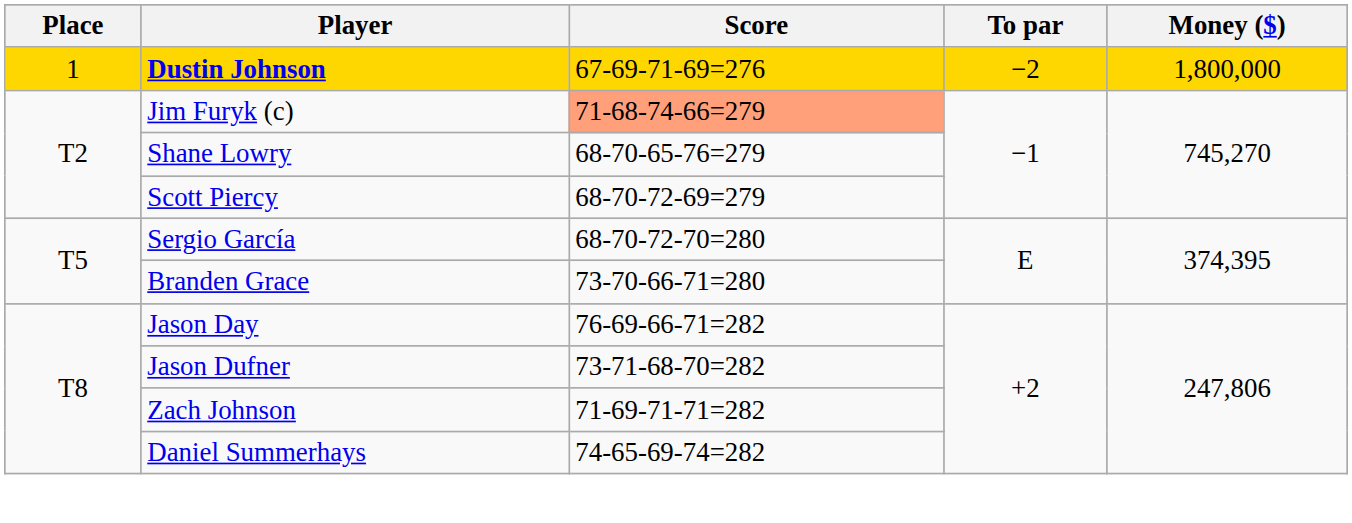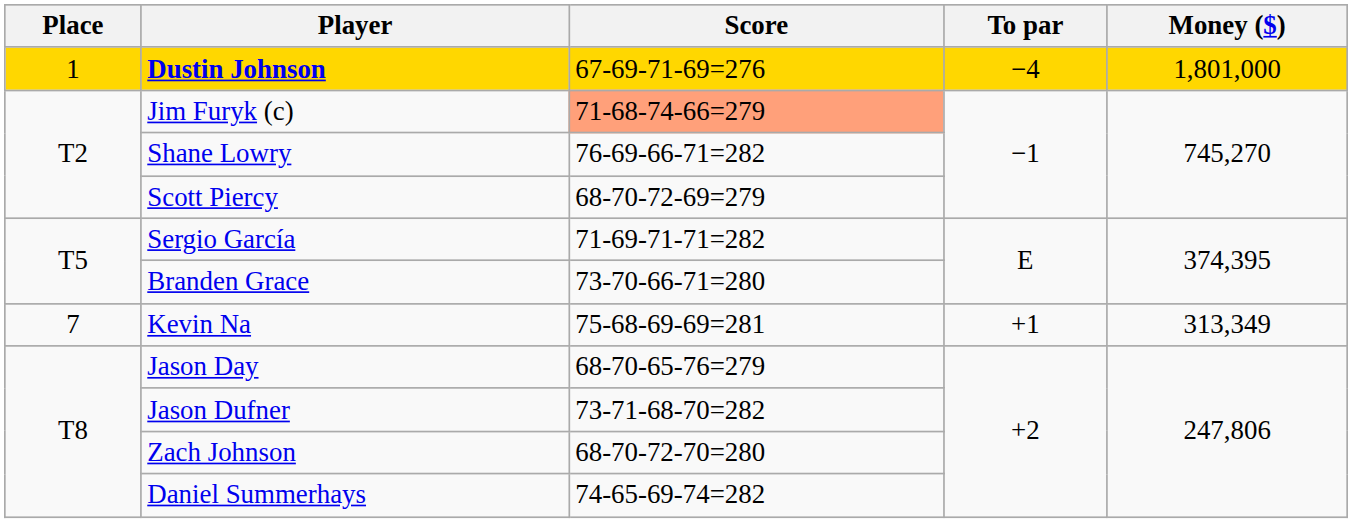(1025, 68) −2 -> (1025, 68) −4
(1227, 68) 1,800,000 -> (1227, 68) 1,801,000
(670, 153) 68-70-65-76=279 -> (670, 153) 76-69-66-71=282
(670, 238) 68-70-72-70=280 -> (670, 238) 71-69-71-71=282
+ row: (199, 324)
(670, 324) 76-69-66-71=282 -> (670, 366) 68-70-65-76=279
(670, 409) 71-69-71-71=282 -> (670, 452) 68-70-72-70=280
